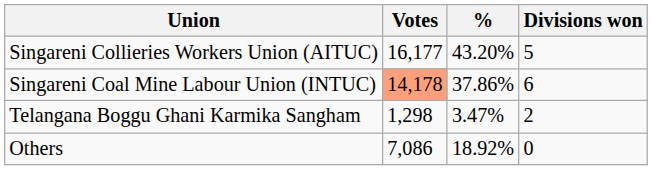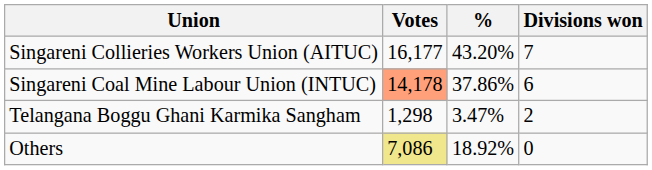(528, 52) 5 -> (528, 52) 7
(410, 148) no background -> (410, 148) khaki background
